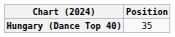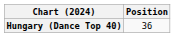(147, 26) 35 -> (147, 26) 36
